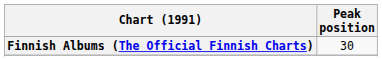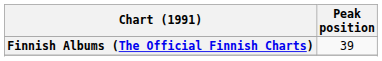(347, 46) 30 -> (347, 46) 39
